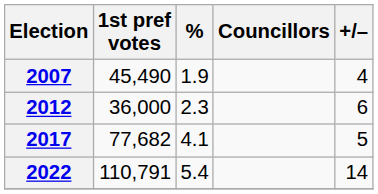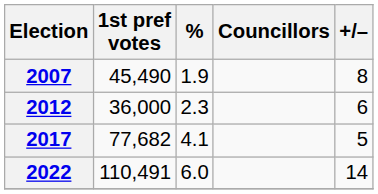(362, 75) 4 -> (362, 75) 8
(135, 172) 110,791 -> (135, 172) 110,491
(195, 172) 5.4 -> (195, 172) 6.0
